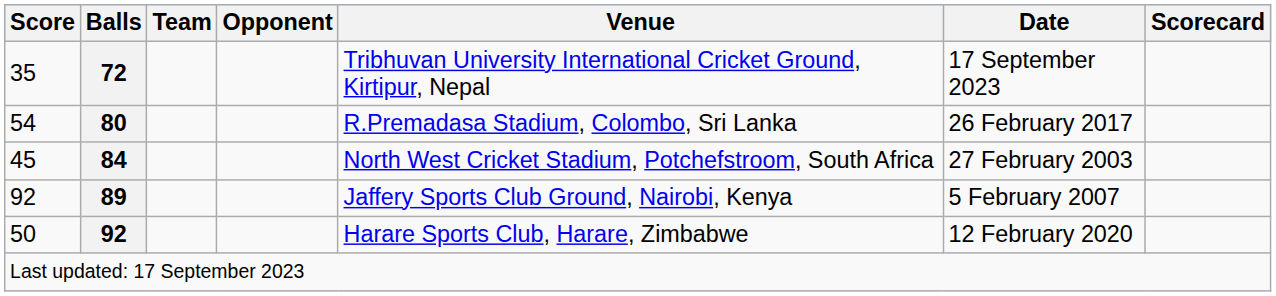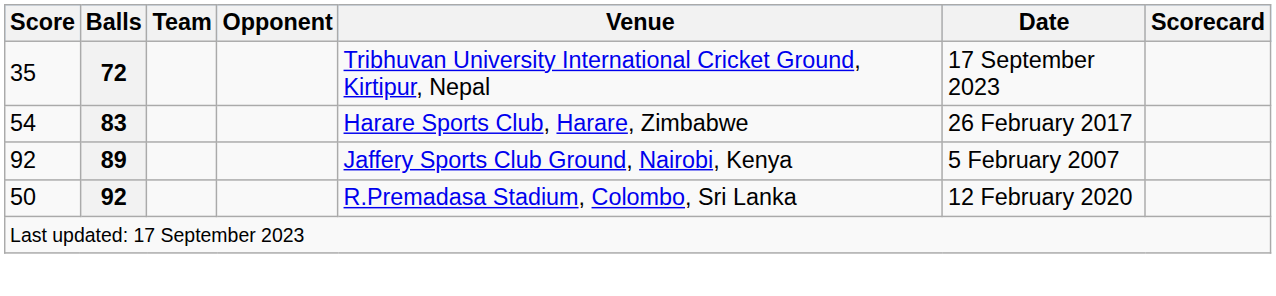(114, 123) 80 -> (114, 123) 83
(570, 123) R.Premadasa Stadium, Colombo, Sri Lanka -> (546, 123) Harare Sports Club, Harare, Zimbabwe
- row: (23, 160)
(546, 234) Harare Sports Club, Harare, Zimbabwe -> (570, 197) R.Premadasa Stadium, Colombo, Sri Lanka
